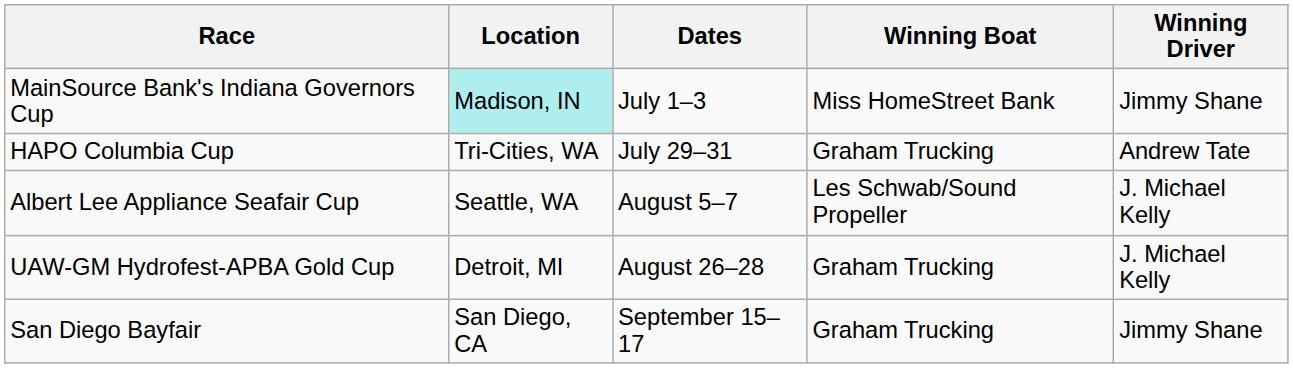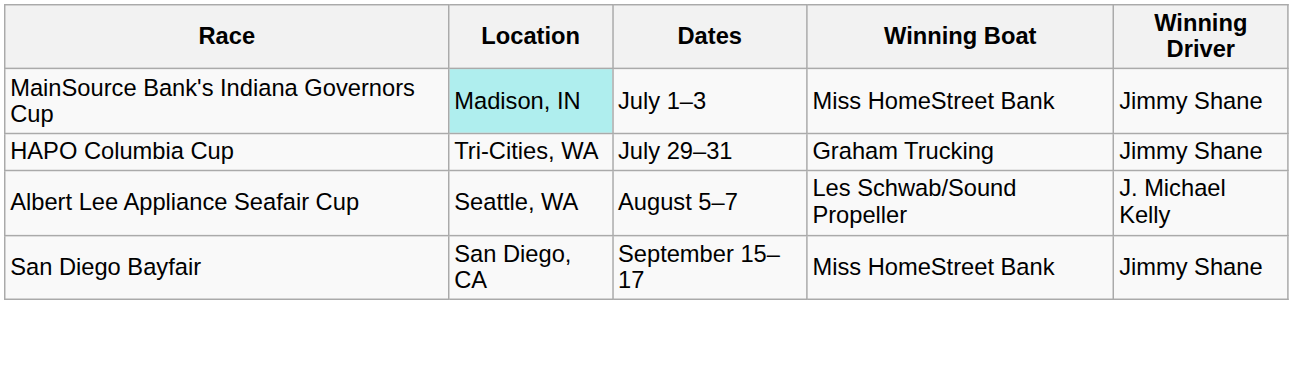(1185, 151) Andrew Tate -> (1191, 151) Jimmy Shane
- row: (202, 266)
(903, 330) Graham Trucking -> (933, 266) Miss HomeStreet Bank
